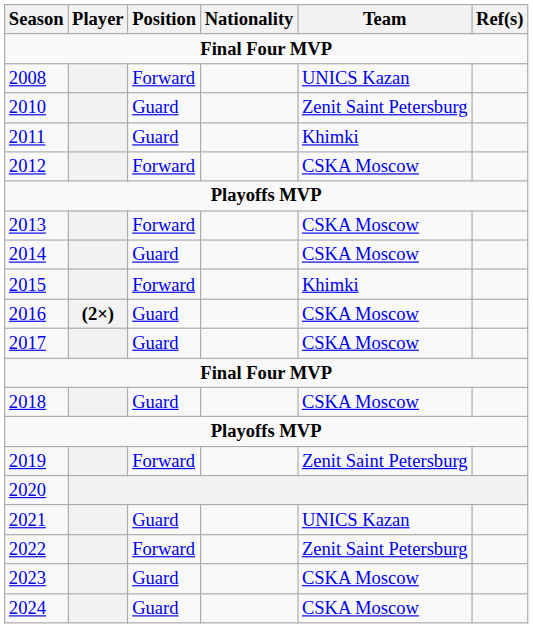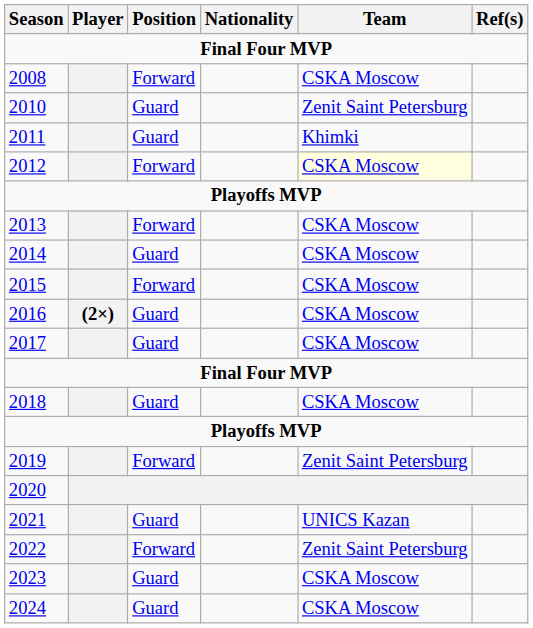(356, 78) UNICS Kazan -> (360, 78) CSKA Moscow
(360, 166) no background -> (360, 166) lightyellow background
(330, 284) Khimki -> (360, 284) CSKA Moscow
